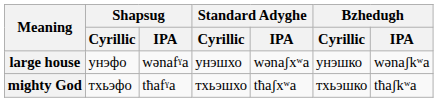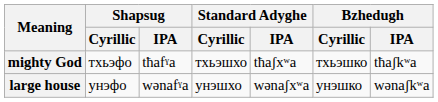rows swapped: (45, 85) <-> (45, 62)
